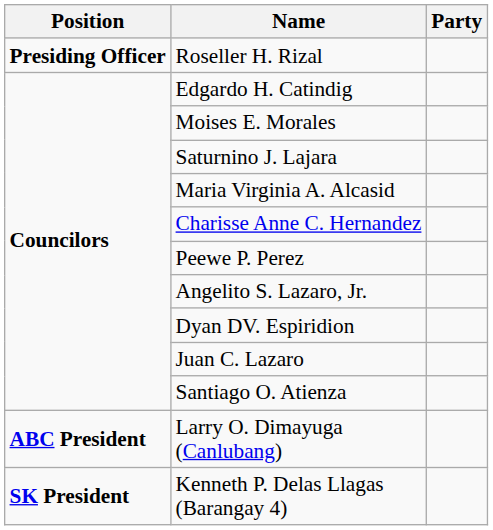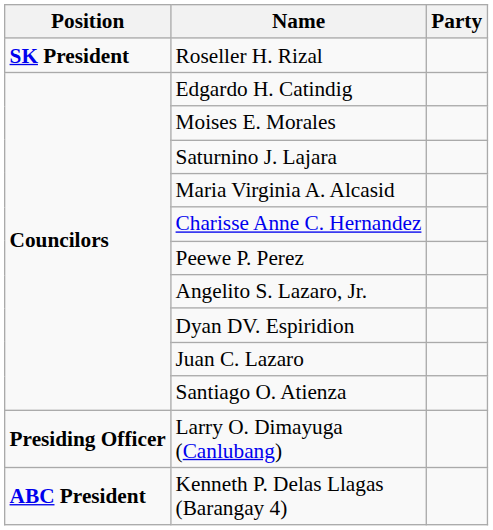(88, 55) Presiding Officer -> (69, 55) SK President
(78, 438) ABC President -> (88, 438) Presiding Officer
(69, 496) SK President -> (78, 496) ABC President
